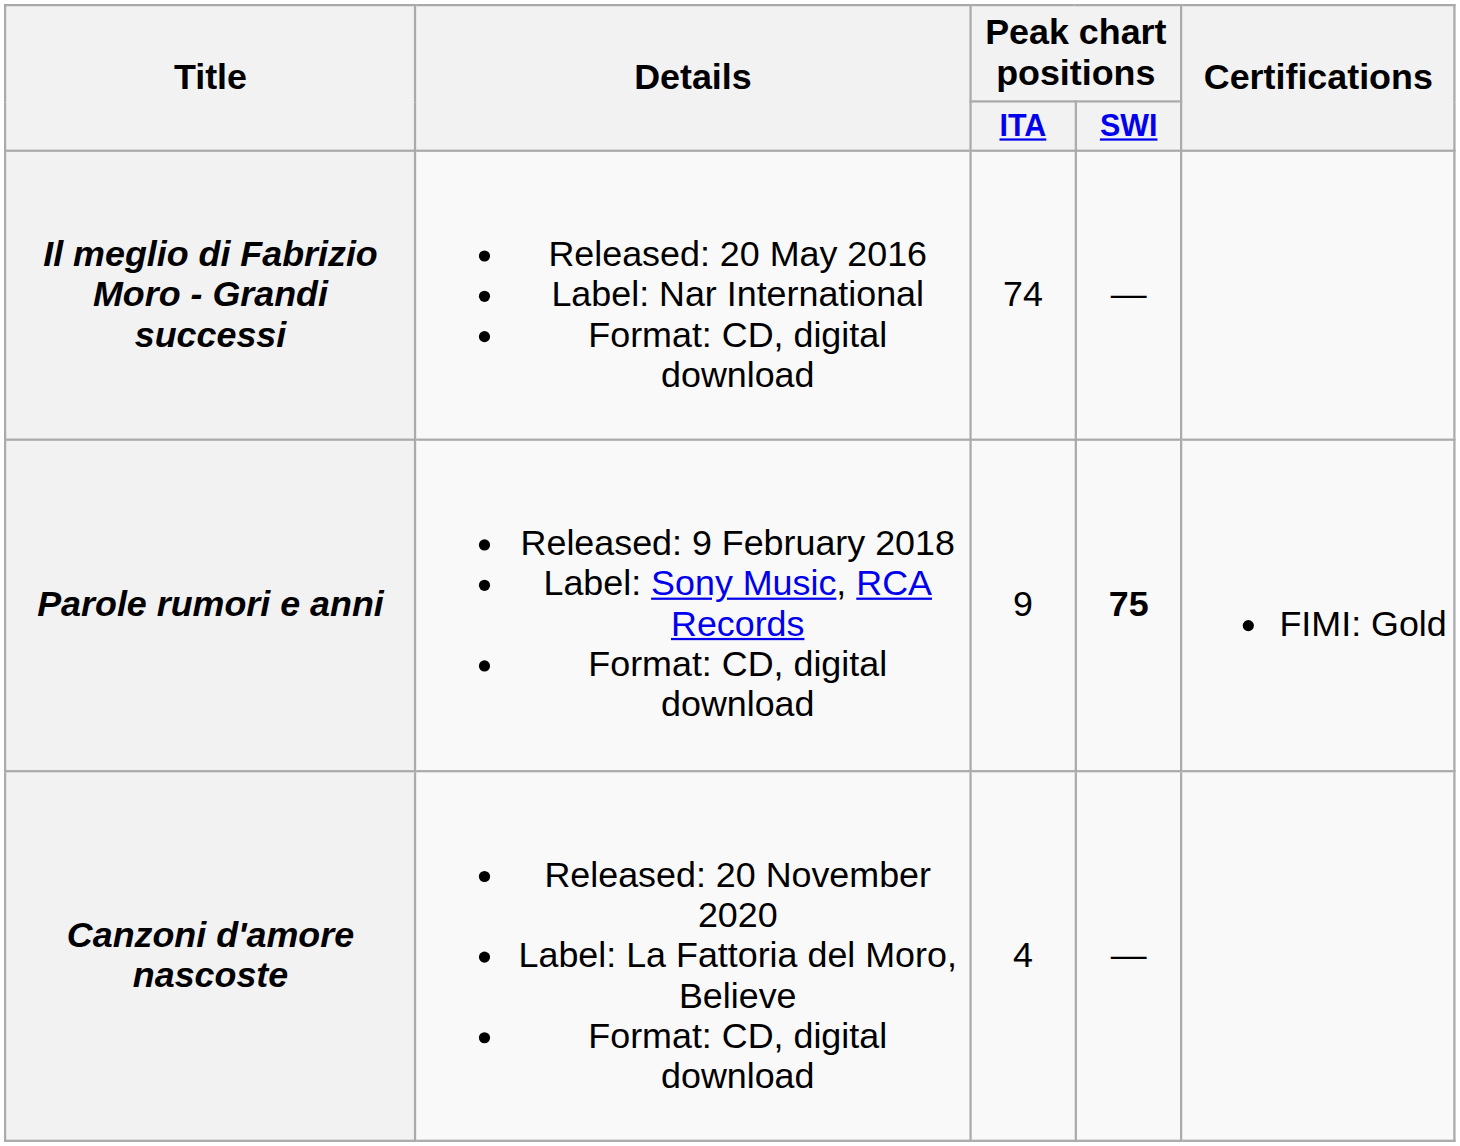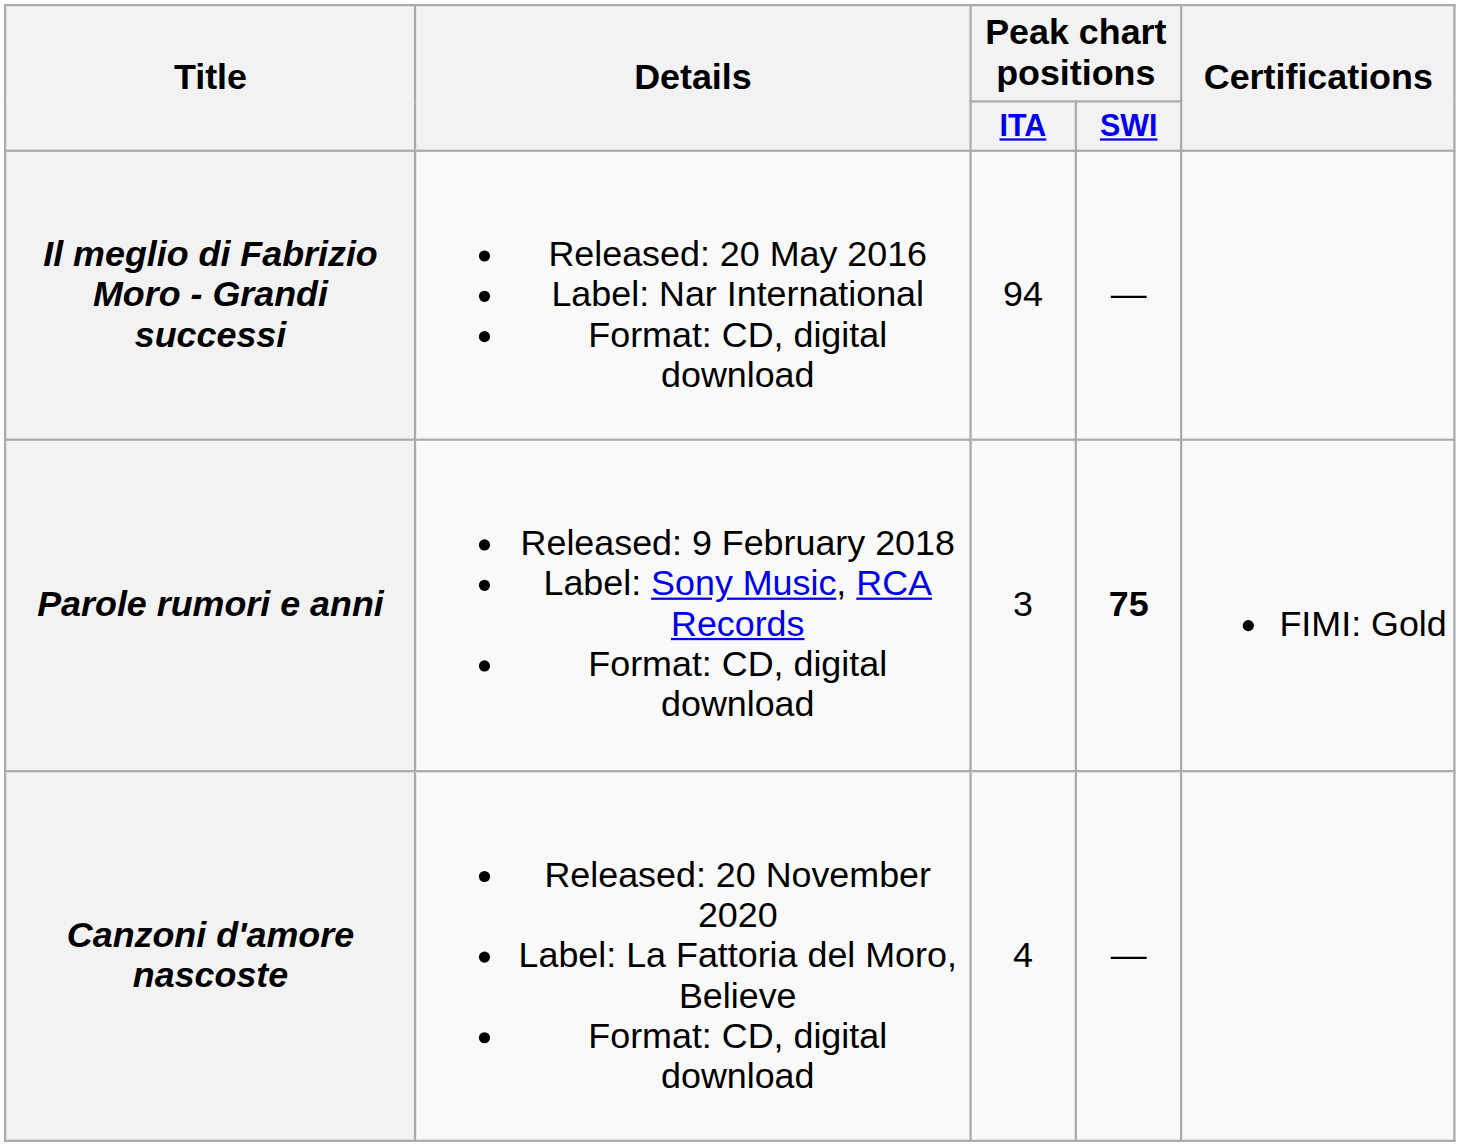(1023, 294) 74 -> (1023, 294) 94
(1023, 604) 9 -> (1023, 604) 3
